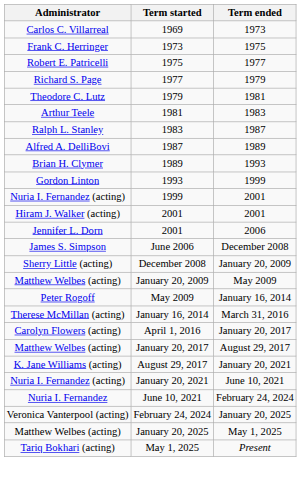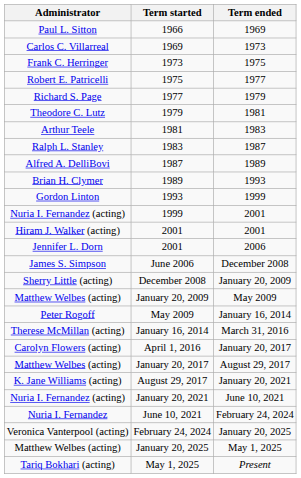+ row: (172, 29)
